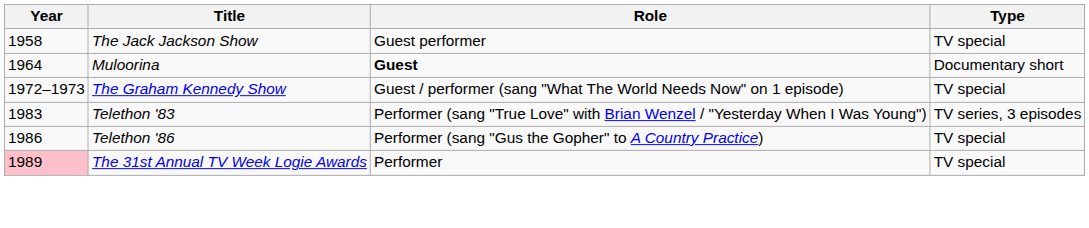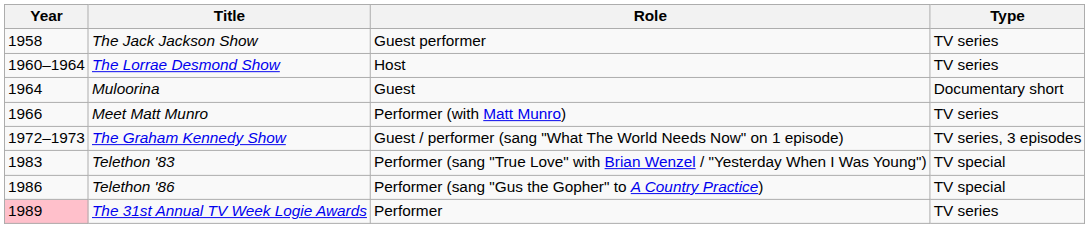(969, 41) TV special -> (966, 41) TV series
+ row: (186, 65)
(396, 65) bold -> (394, 89) normal
+ row: (150, 114)
(969, 89) TV special -> (1007, 138) TV series, 3 episodes
(1007, 114) TV series, 3 episodes -> (969, 162) TV special
(969, 162) TV special -> (966, 211) TV series
